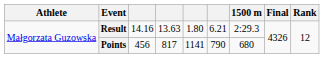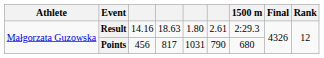(169, 29) 13.63 -> (169, 29) 18.63
(218, 29) 6.21 -> (218, 29) 2.61
(195, 45) 1141 -> (195, 45) 1031
